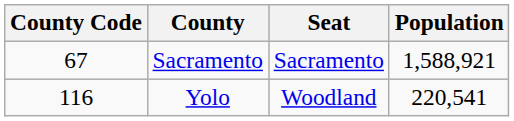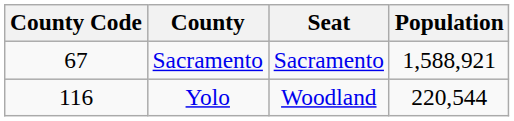(449, 97) 220,541 -> (449, 97) 220,544
